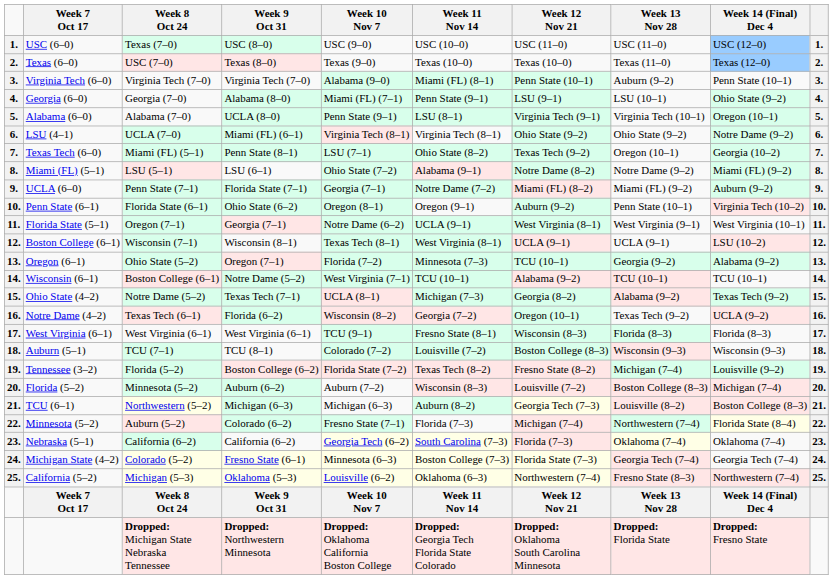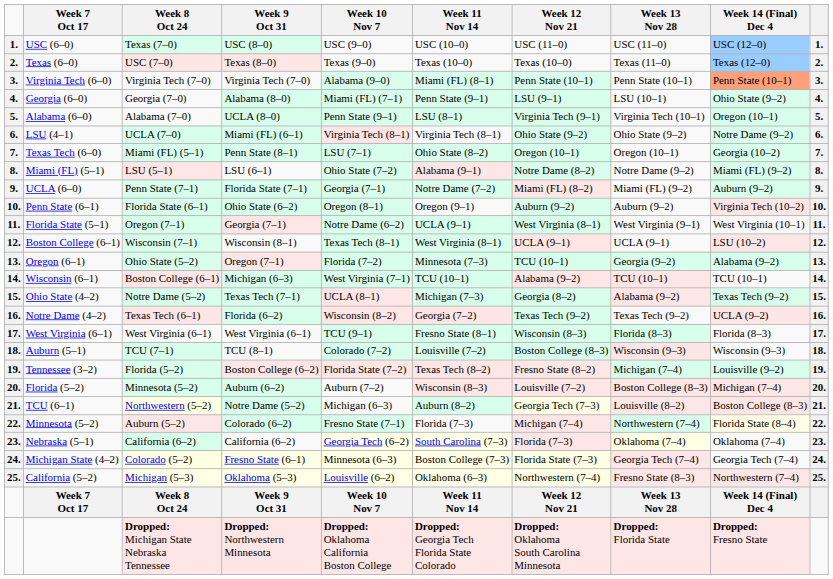(644, 80) Auburn (9–2) -> (653, 80) Penn State (10–1)
(752, 80) no background -> (752, 80) lightsalmon background
(552, 153) Texas Tech (9–2) -> (547, 153) Oregon (10–1)
(653, 207) Penn State (10–1) -> (644, 207) Auburn (9–2)
(264, 279) Notre Dame (5–2) -> (259, 279) Michigan (6–3)
(547, 315) Oregon (10–1) -> (552, 315) Texas Tech (9–2)
(259, 405) Michigan (6–3) -> (264, 405) Notre Dame (5–2)
